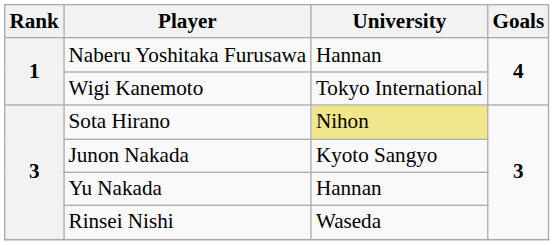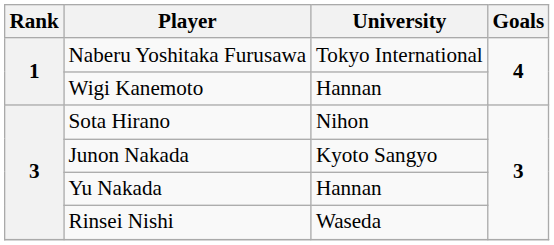(349, 54) Hannan -> (399, 54) Tokyo International
(399, 88) Tokyo International -> (349, 88) Hannan
(342, 121) khaki background -> (342, 121) no background
